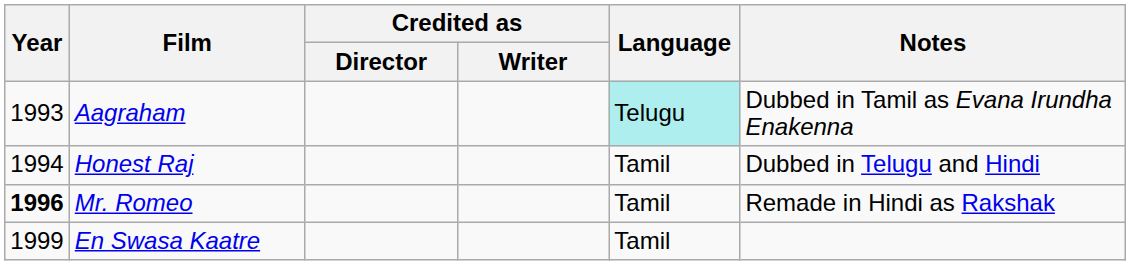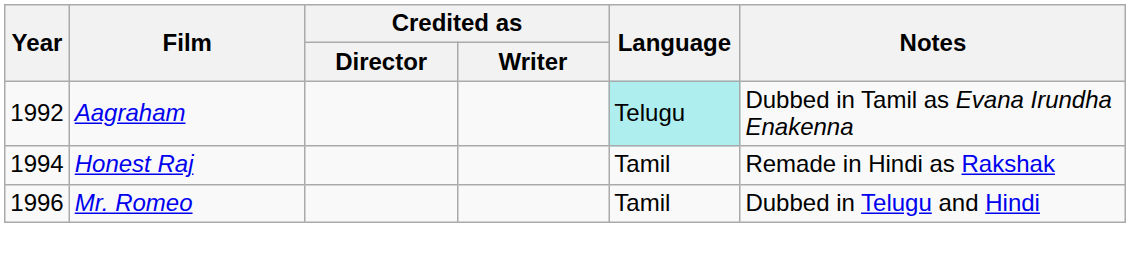(37, 113) 1993 -> (37, 113) 1992
(893, 164) Dubbed in Telugu and Hindi -> (900, 164) Remade in Hindi as Rakshak
(37, 202) bold -> (37, 202) normal
(900, 202) Remade in Hindi as Rakshak -> (893, 202) Dubbed in Telugu and Hindi
- row: (167, 240)
